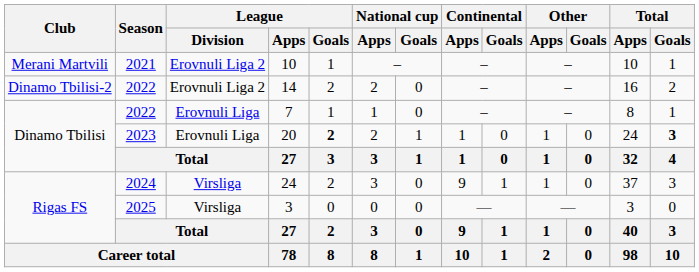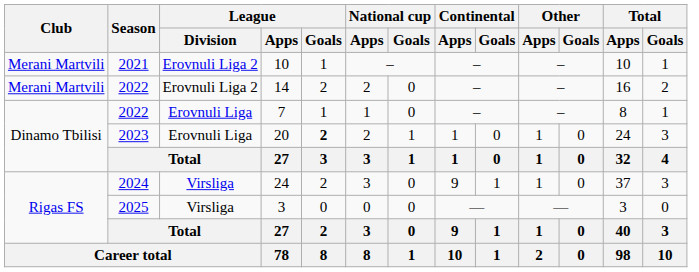(60, 87) Dinamo Tbilisi-2 -> (56, 87) Merani Martvili
(672, 135) bold -> (665, 135) normal
